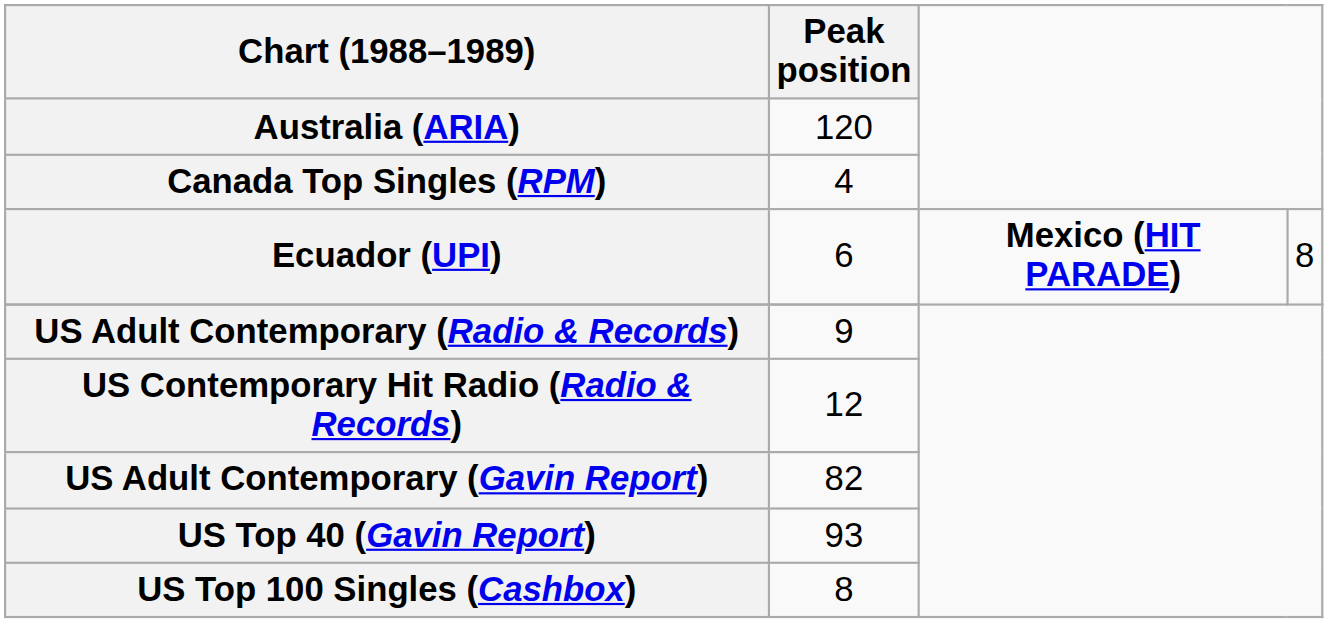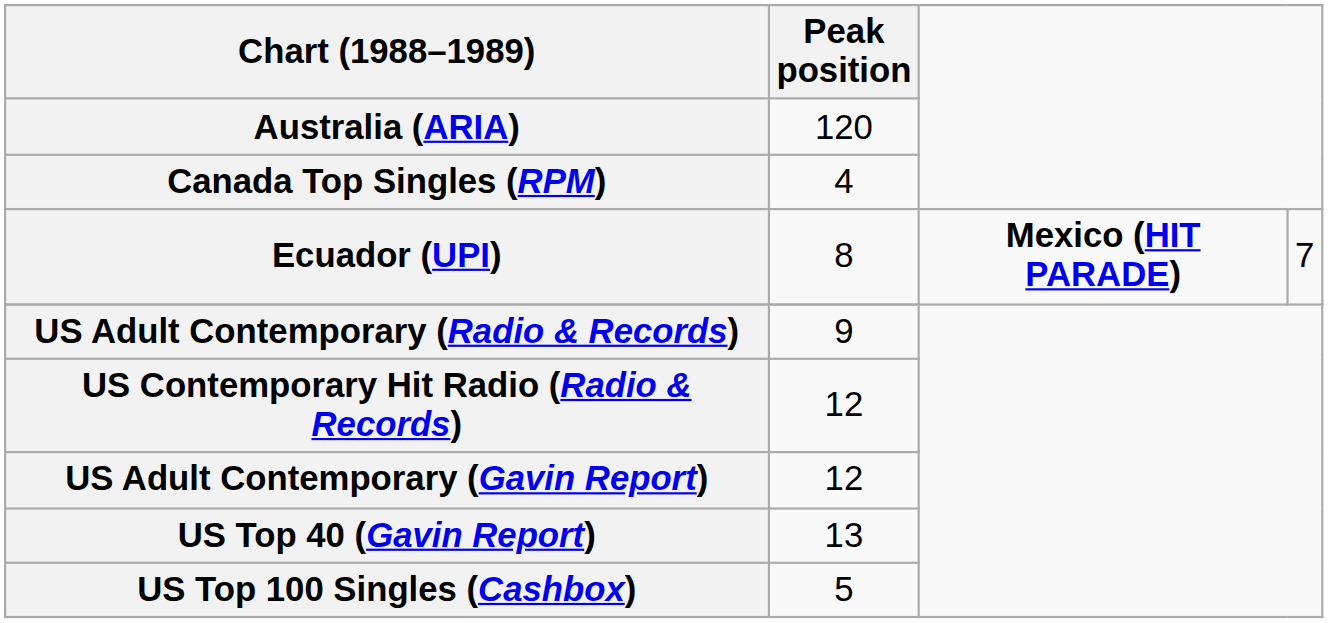(844, 255) 6 -> (844, 255) 8
(1305, 255) 8 -> (1305, 255) 7
(844, 479) 82 -> (844, 479) 12
(844, 534) 93 -> (844, 534) 13
(844, 589) 8 -> (844, 589) 5
